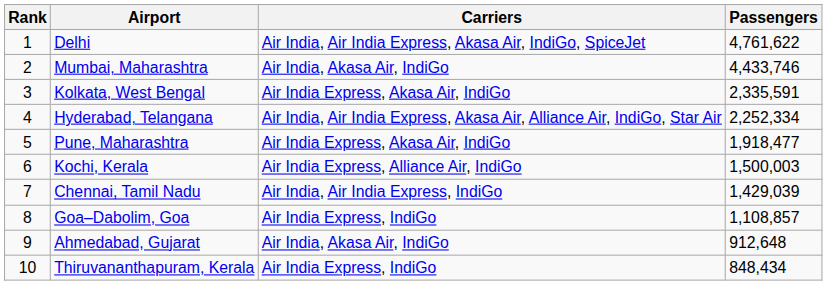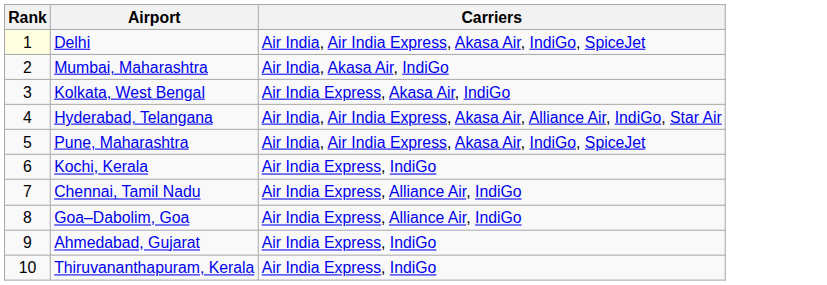- column: (774, 17)
(28, 42) no background -> (28, 42) lightyellow background
(386, 142) Air India Express, Akasa Air, IndiGo -> (454, 142) Air India, Air India Express, Akasa Air, IndiGo, SpiceJet
(392, 167) Air India Express, Alliance Air, IndiGo -> (349, 167) Air India Express, IndiGo
(382, 192) Air India, Air India Express, IndiGo -> (392, 192) Air India Express, Alliance Air, IndiGo
(349, 217) Air India Express, IndiGo -> (392, 217) Air India Express, Alliance Air, IndiGo
(355, 242) Air India, Akasa Air, IndiGo -> (349, 242) Air India Express, IndiGo
